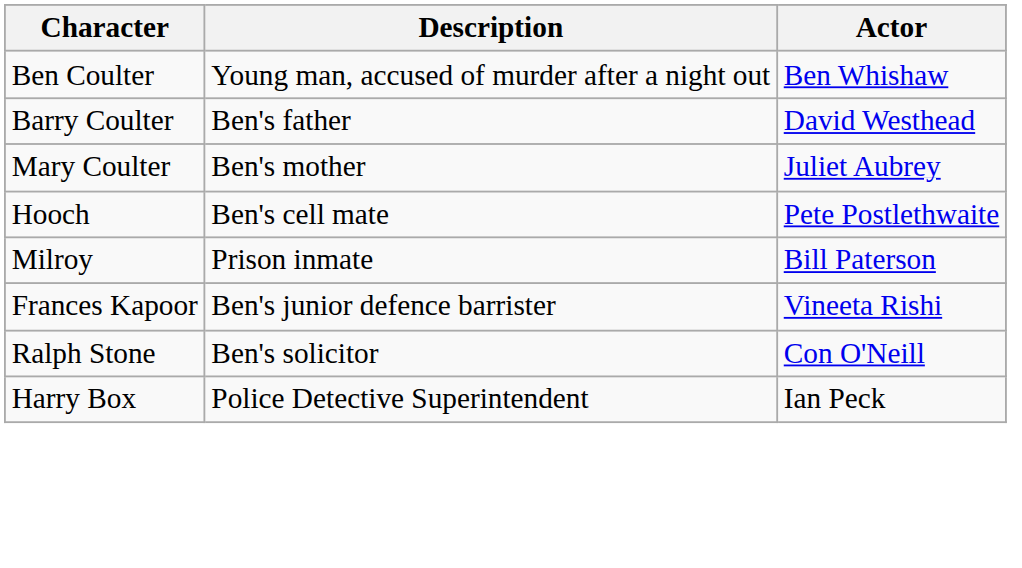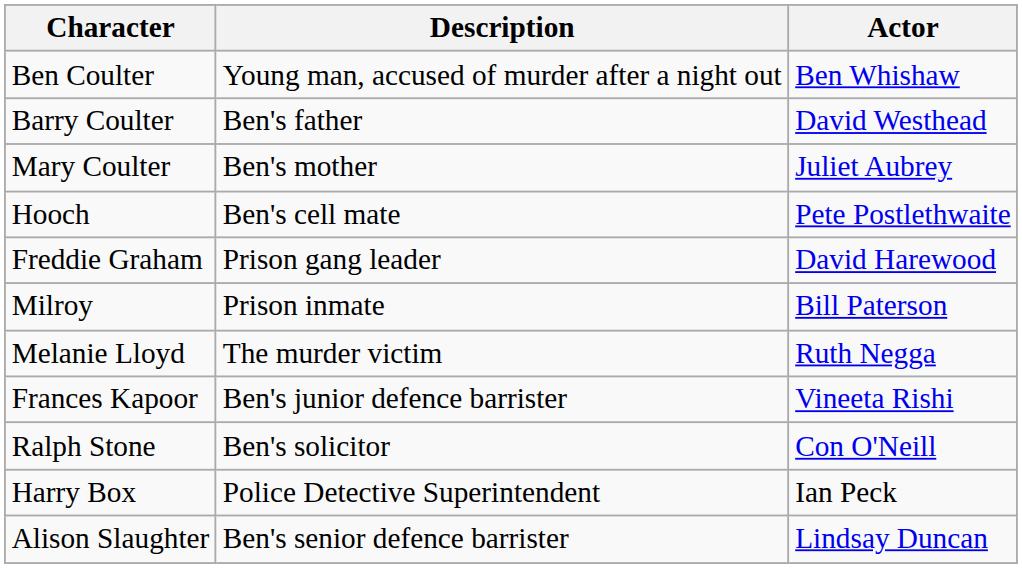+ row: (107, 259)
+ row: (98, 352)
+ row: (110, 538)
